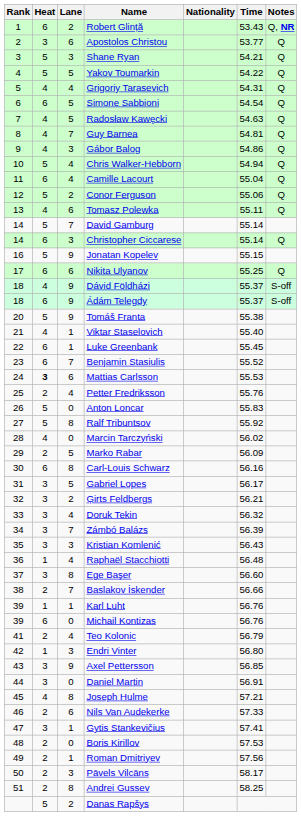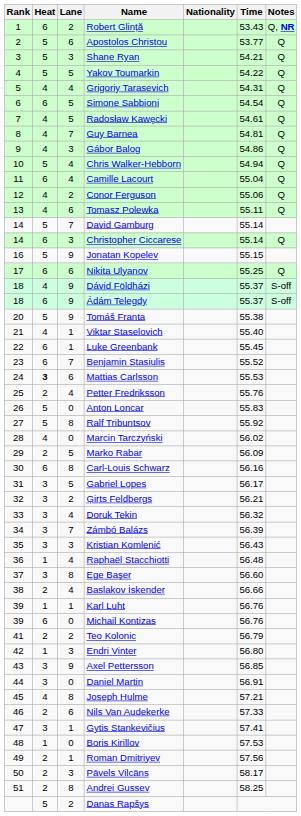(45, 42) 3 -> (45, 42) 5
(251, 118) 54.63 -> (251, 118) 54.61
(45, 194) 5 -> (45, 194) 4
(71, 590) 7 -> (71, 590) 4
(71, 636) 4 -> (71, 636) 2
(45, 742) 2 -> (45, 742) 1
